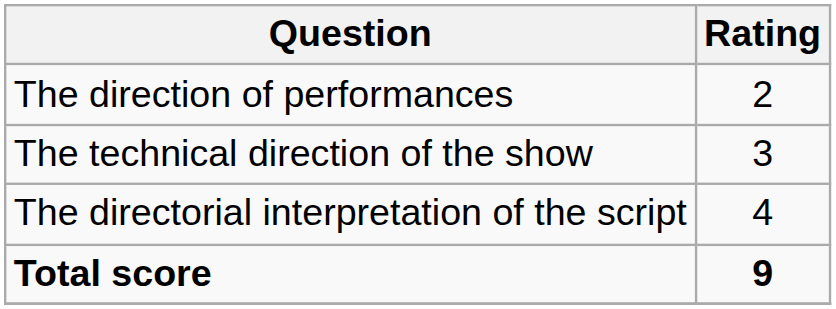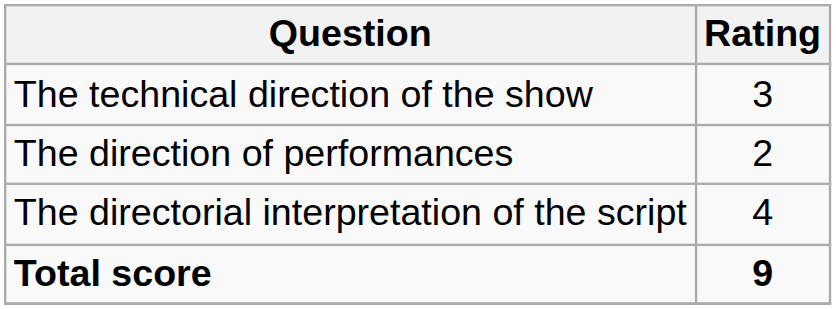rows swapped: (303, 153) <-> (264, 93)
